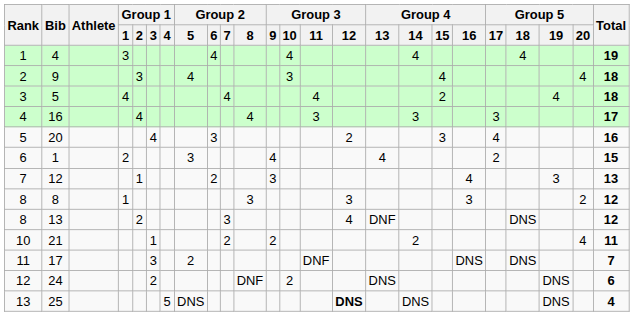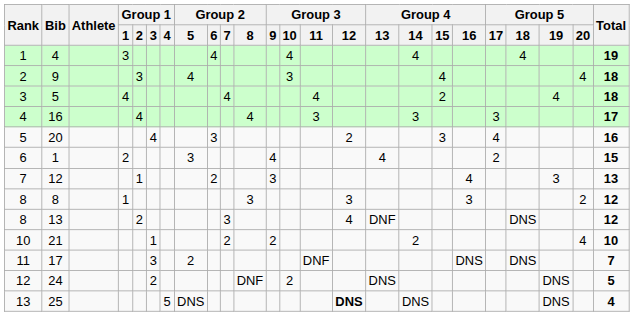(611, 240) 11 -> (611, 240) 10
(611, 281) 6 -> (611, 281) 5
